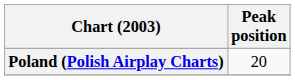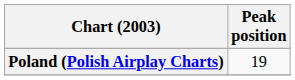(259, 61) 20 -> (259, 61) 19
